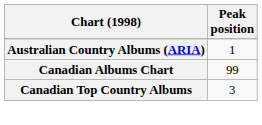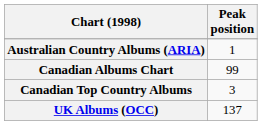+ row: (106, 110)
